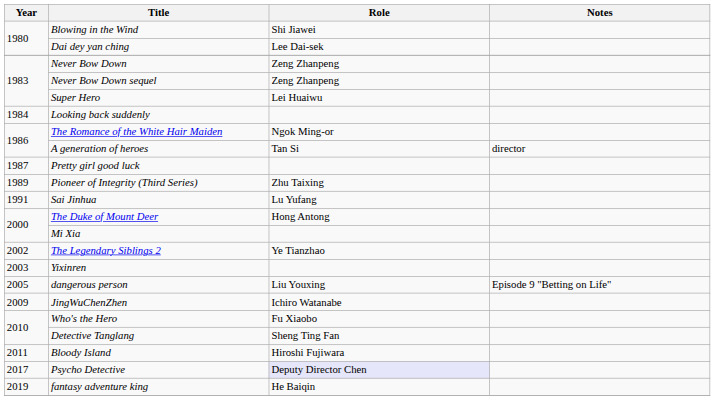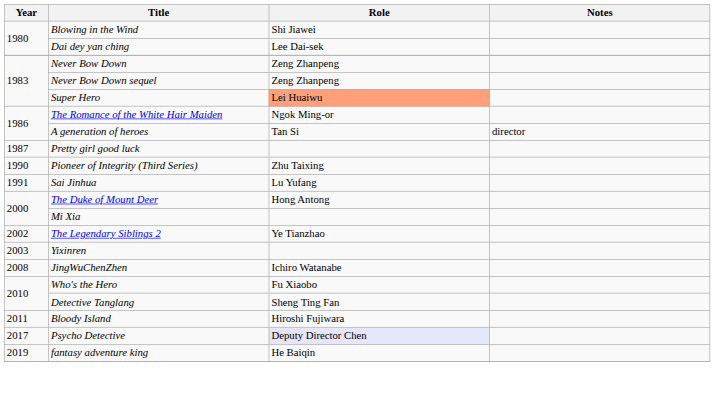(297, 98) no background -> (297, 98) lightsalmon background
- row: (100, 115)
(18, 183) 1989 -> (18, 166) 1990
- row: (89, 285)
(18, 302) 2009 -> (18, 268) 2008
